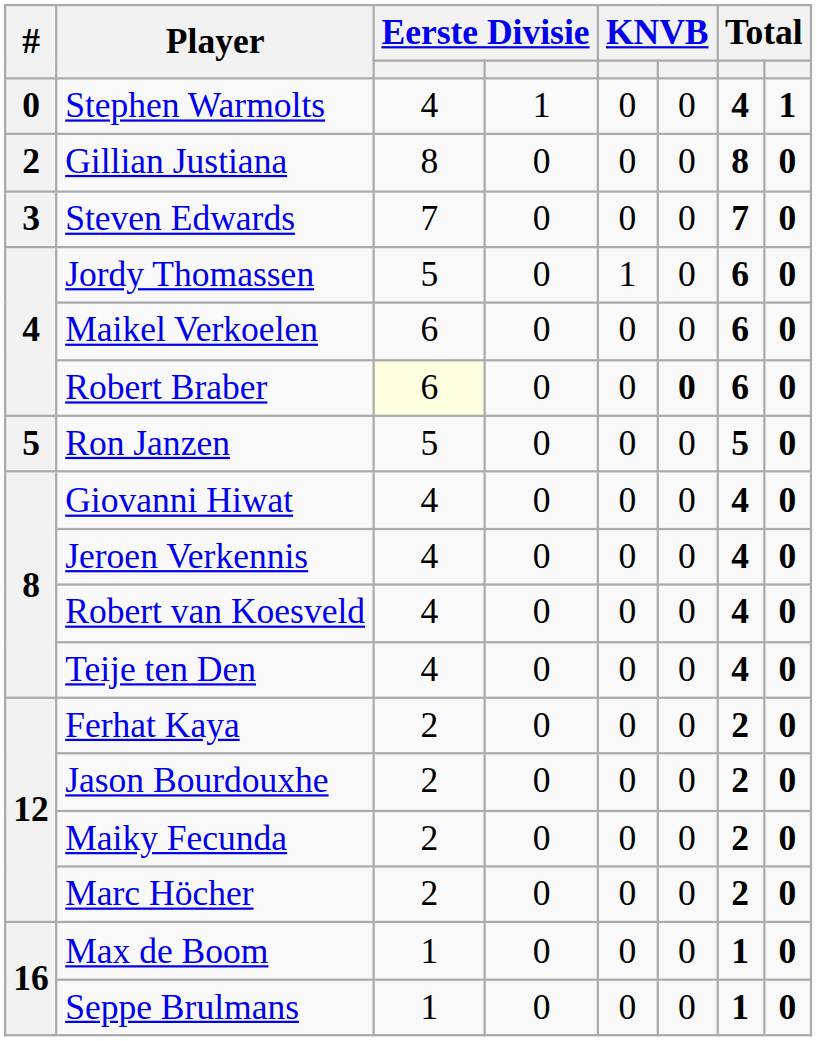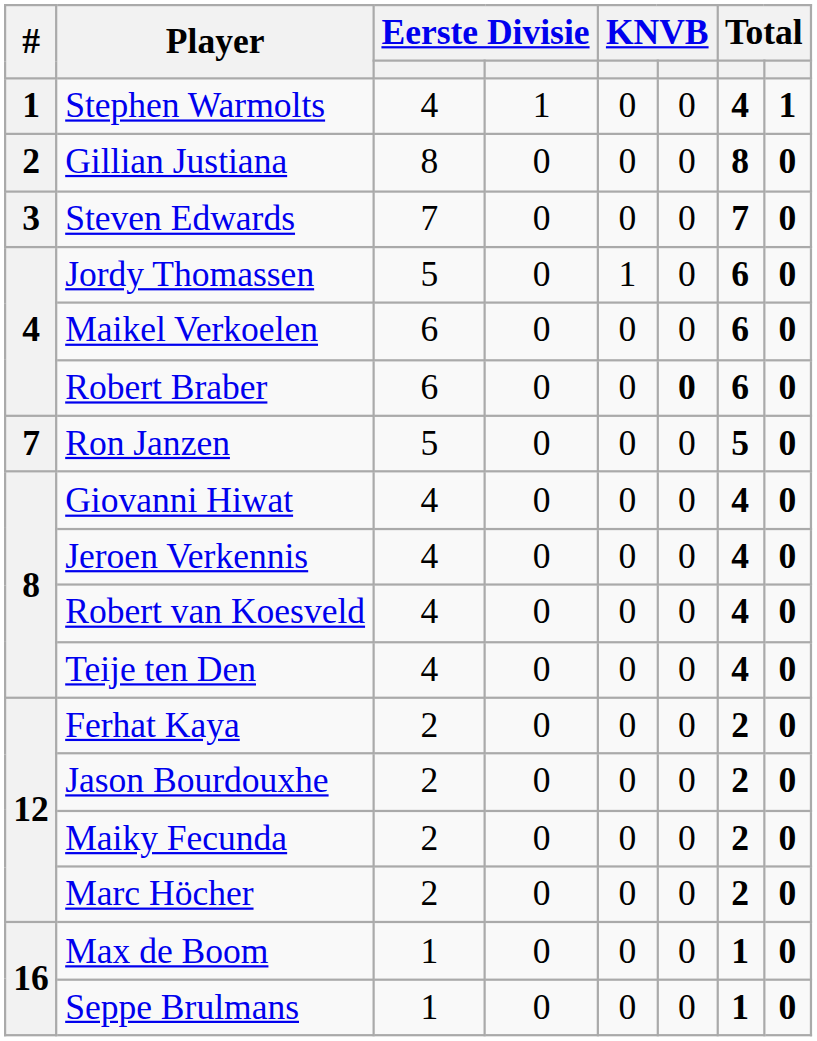(31, 105) 0 -> (31, 105) 1
(429, 387) lightyellow background -> (429, 387) no background
(31, 443) 5 -> (31, 443) 7
